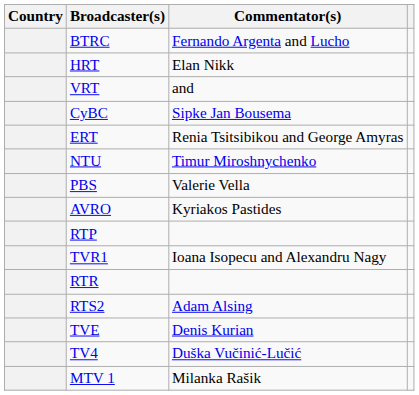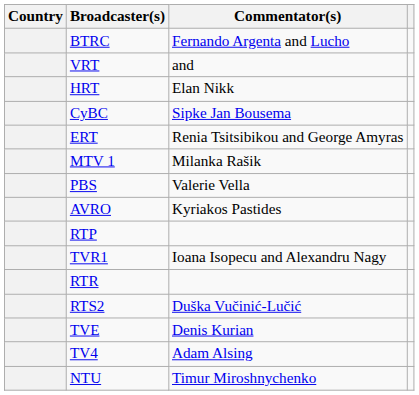rows swapped: (85, 88) <-> (85, 64)
rows swapped: (92, 378) <-> (85, 161)
(212, 305) Adam Alsing -> (237, 305) Duška Vučinić-Lučić
(237, 354) Duška Vučinić-Lučić -> (212, 354) Adam Alsing
